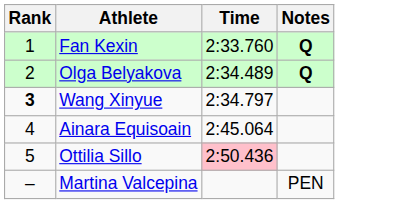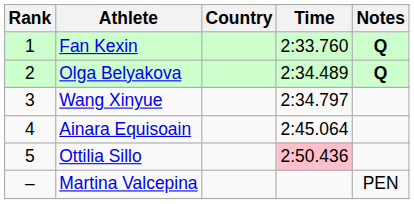+ column: (239, 18)
(30, 101) bold -> (30, 101) normal
